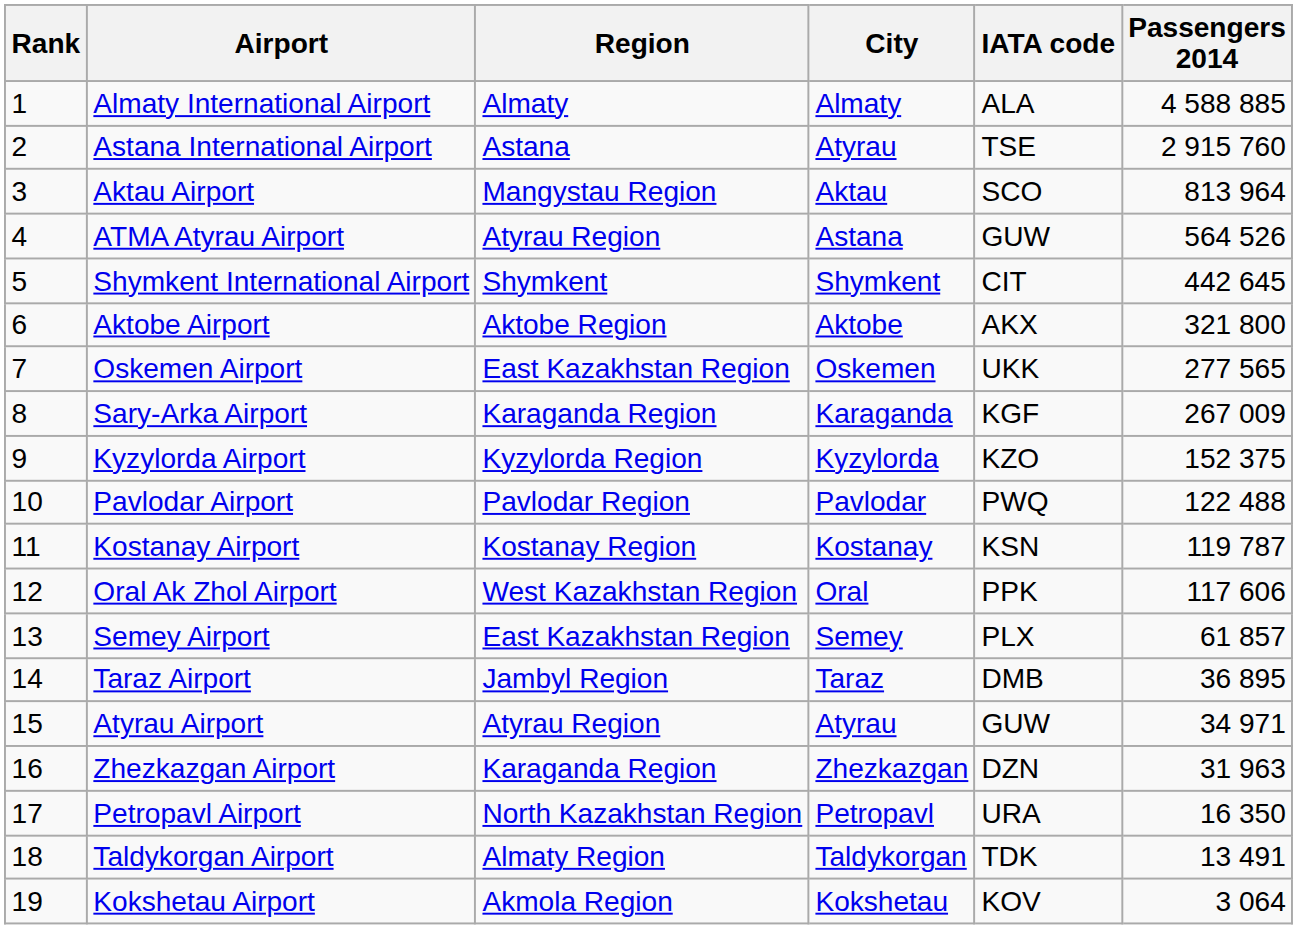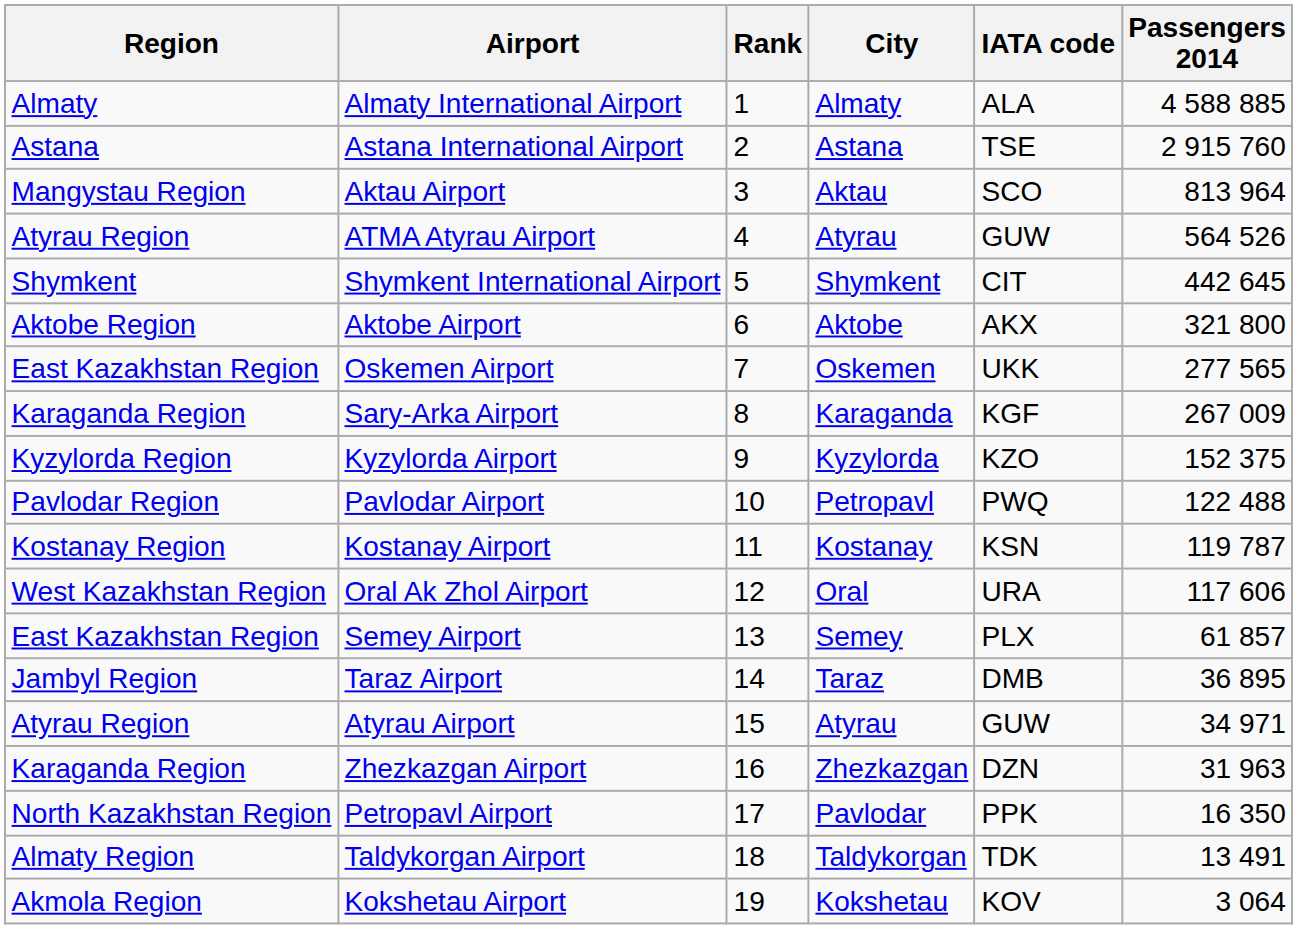columns swapped: (46, 43) <-> (642, 43)
(856, 147) Atyrau -> (859, 147) Astana
(859, 236) Astana -> (856, 236) Atyrau
(871, 502) Pavlodar -> (875, 502) Petropavl
(1010, 591) PPK -> (1011, 591) URA
(875, 813) Petropavl -> (871, 813) Pavlodar
(1011, 813) URA -> (1010, 813) PPK
